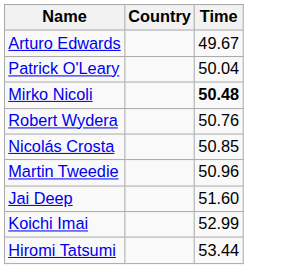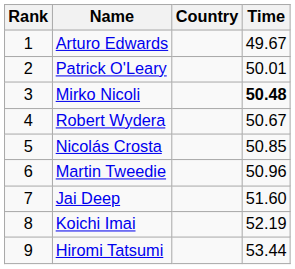+ column: (28, 17)
(219, 69) 50.04 -> (266, 69) 50.01
(219, 120) 50.76 -> (266, 120) 50.67
(219, 224) 52.99 -> (266, 224) 52.19
